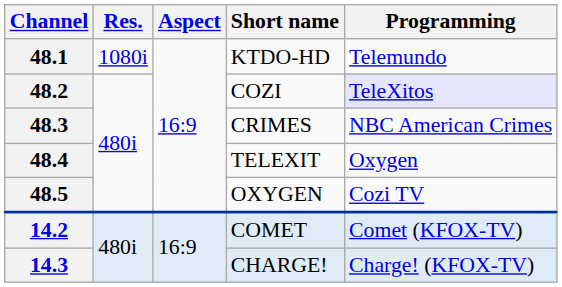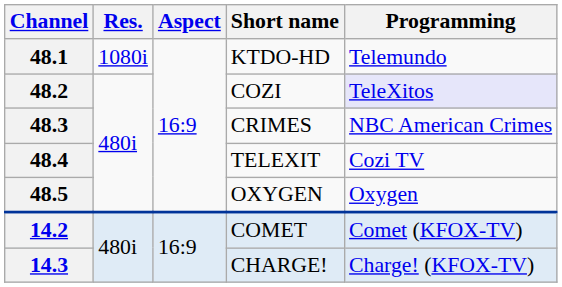(384, 159) Oxygen -> (387, 159) Cozi TV
(387, 194) Cozi TV -> (384, 194) Oxygen
